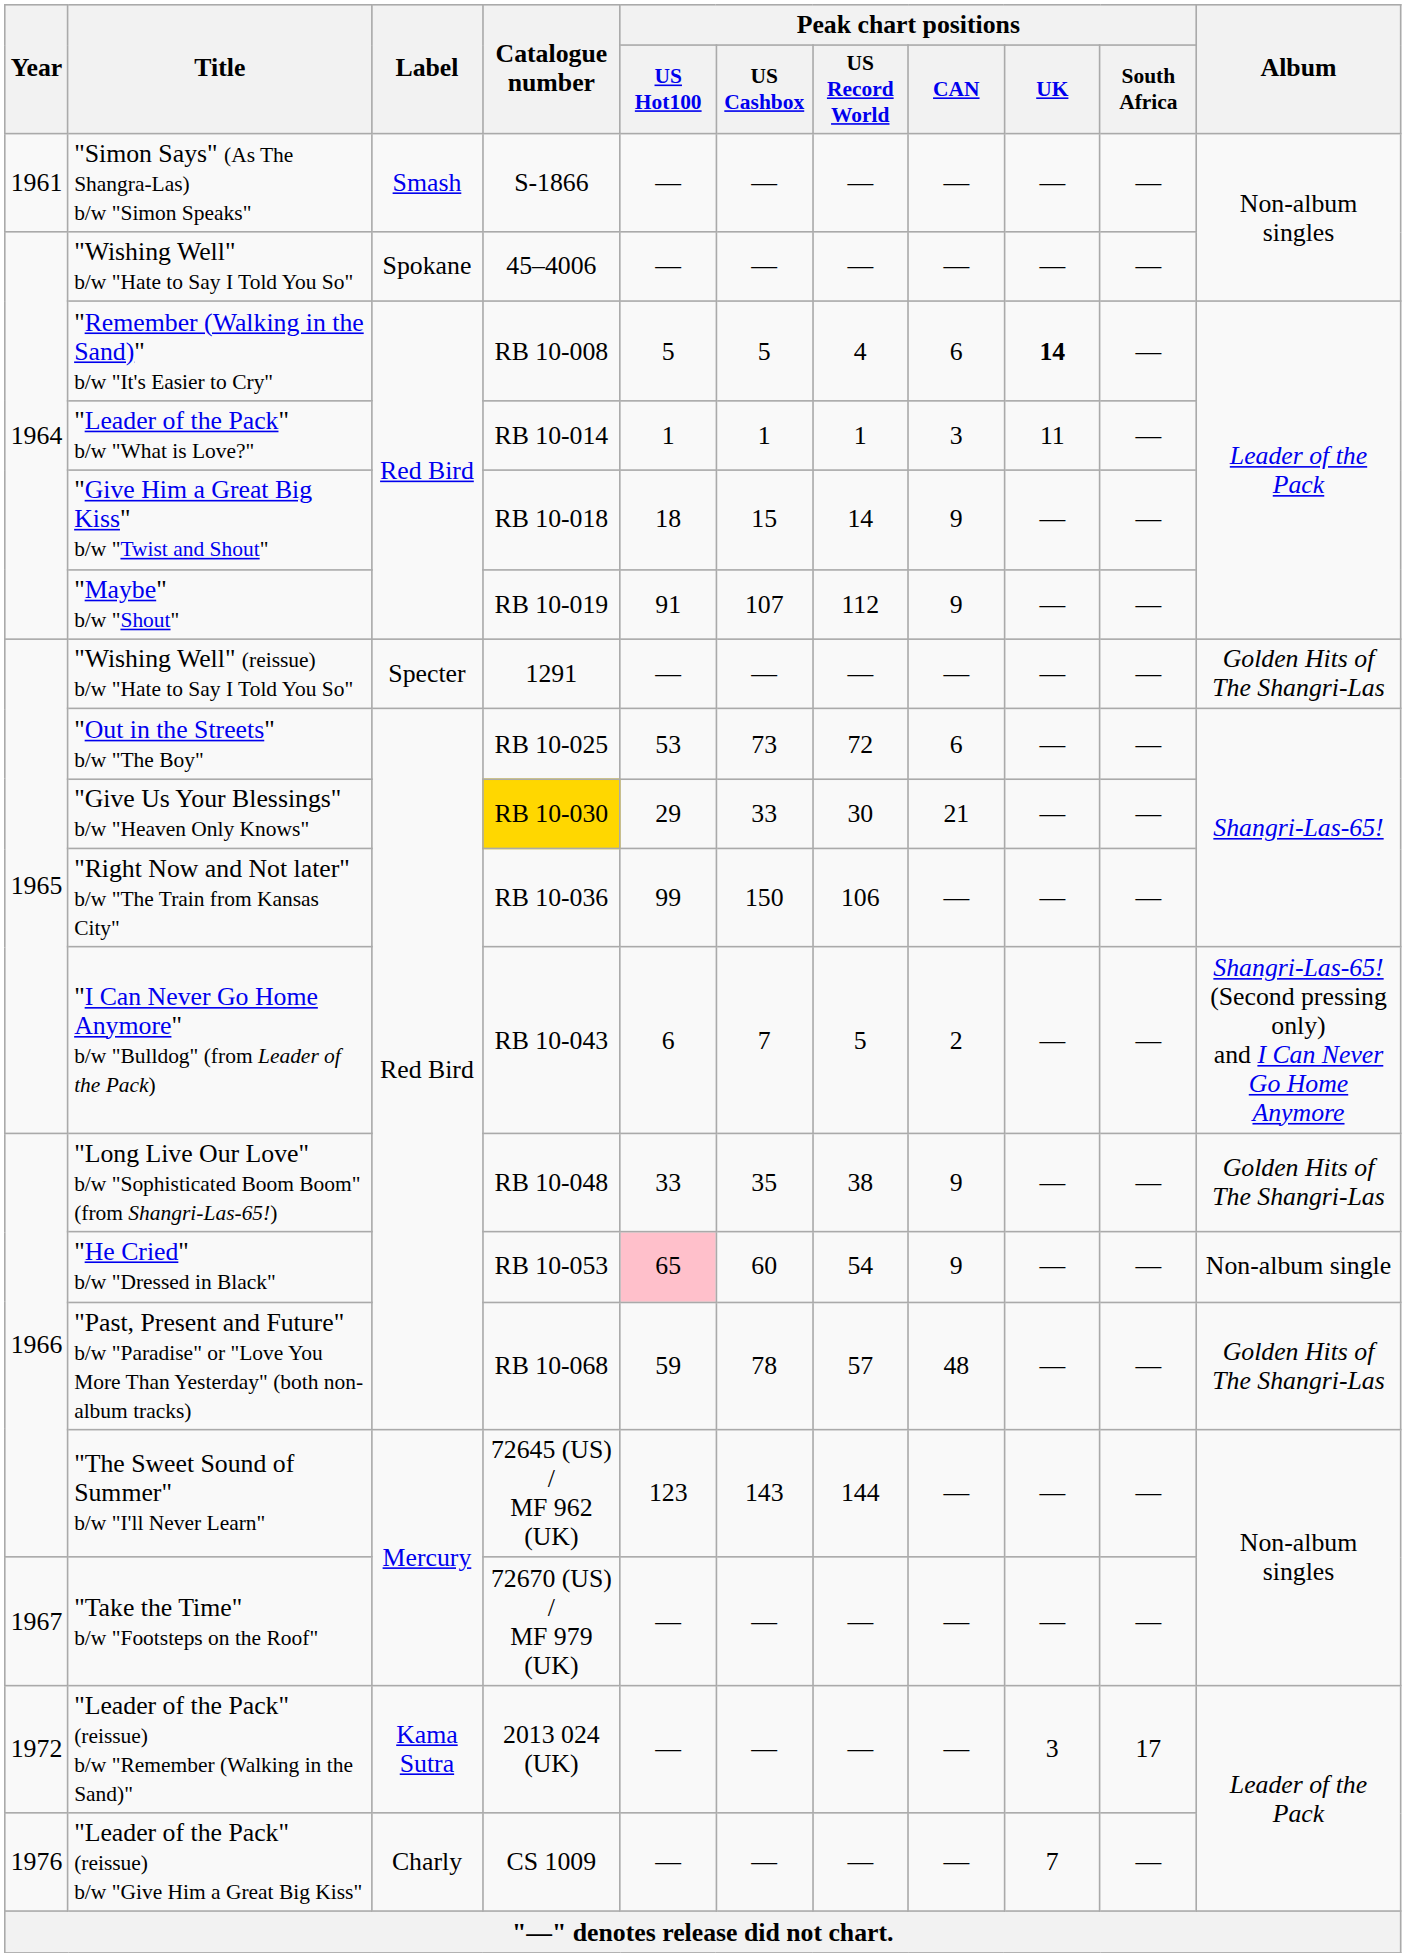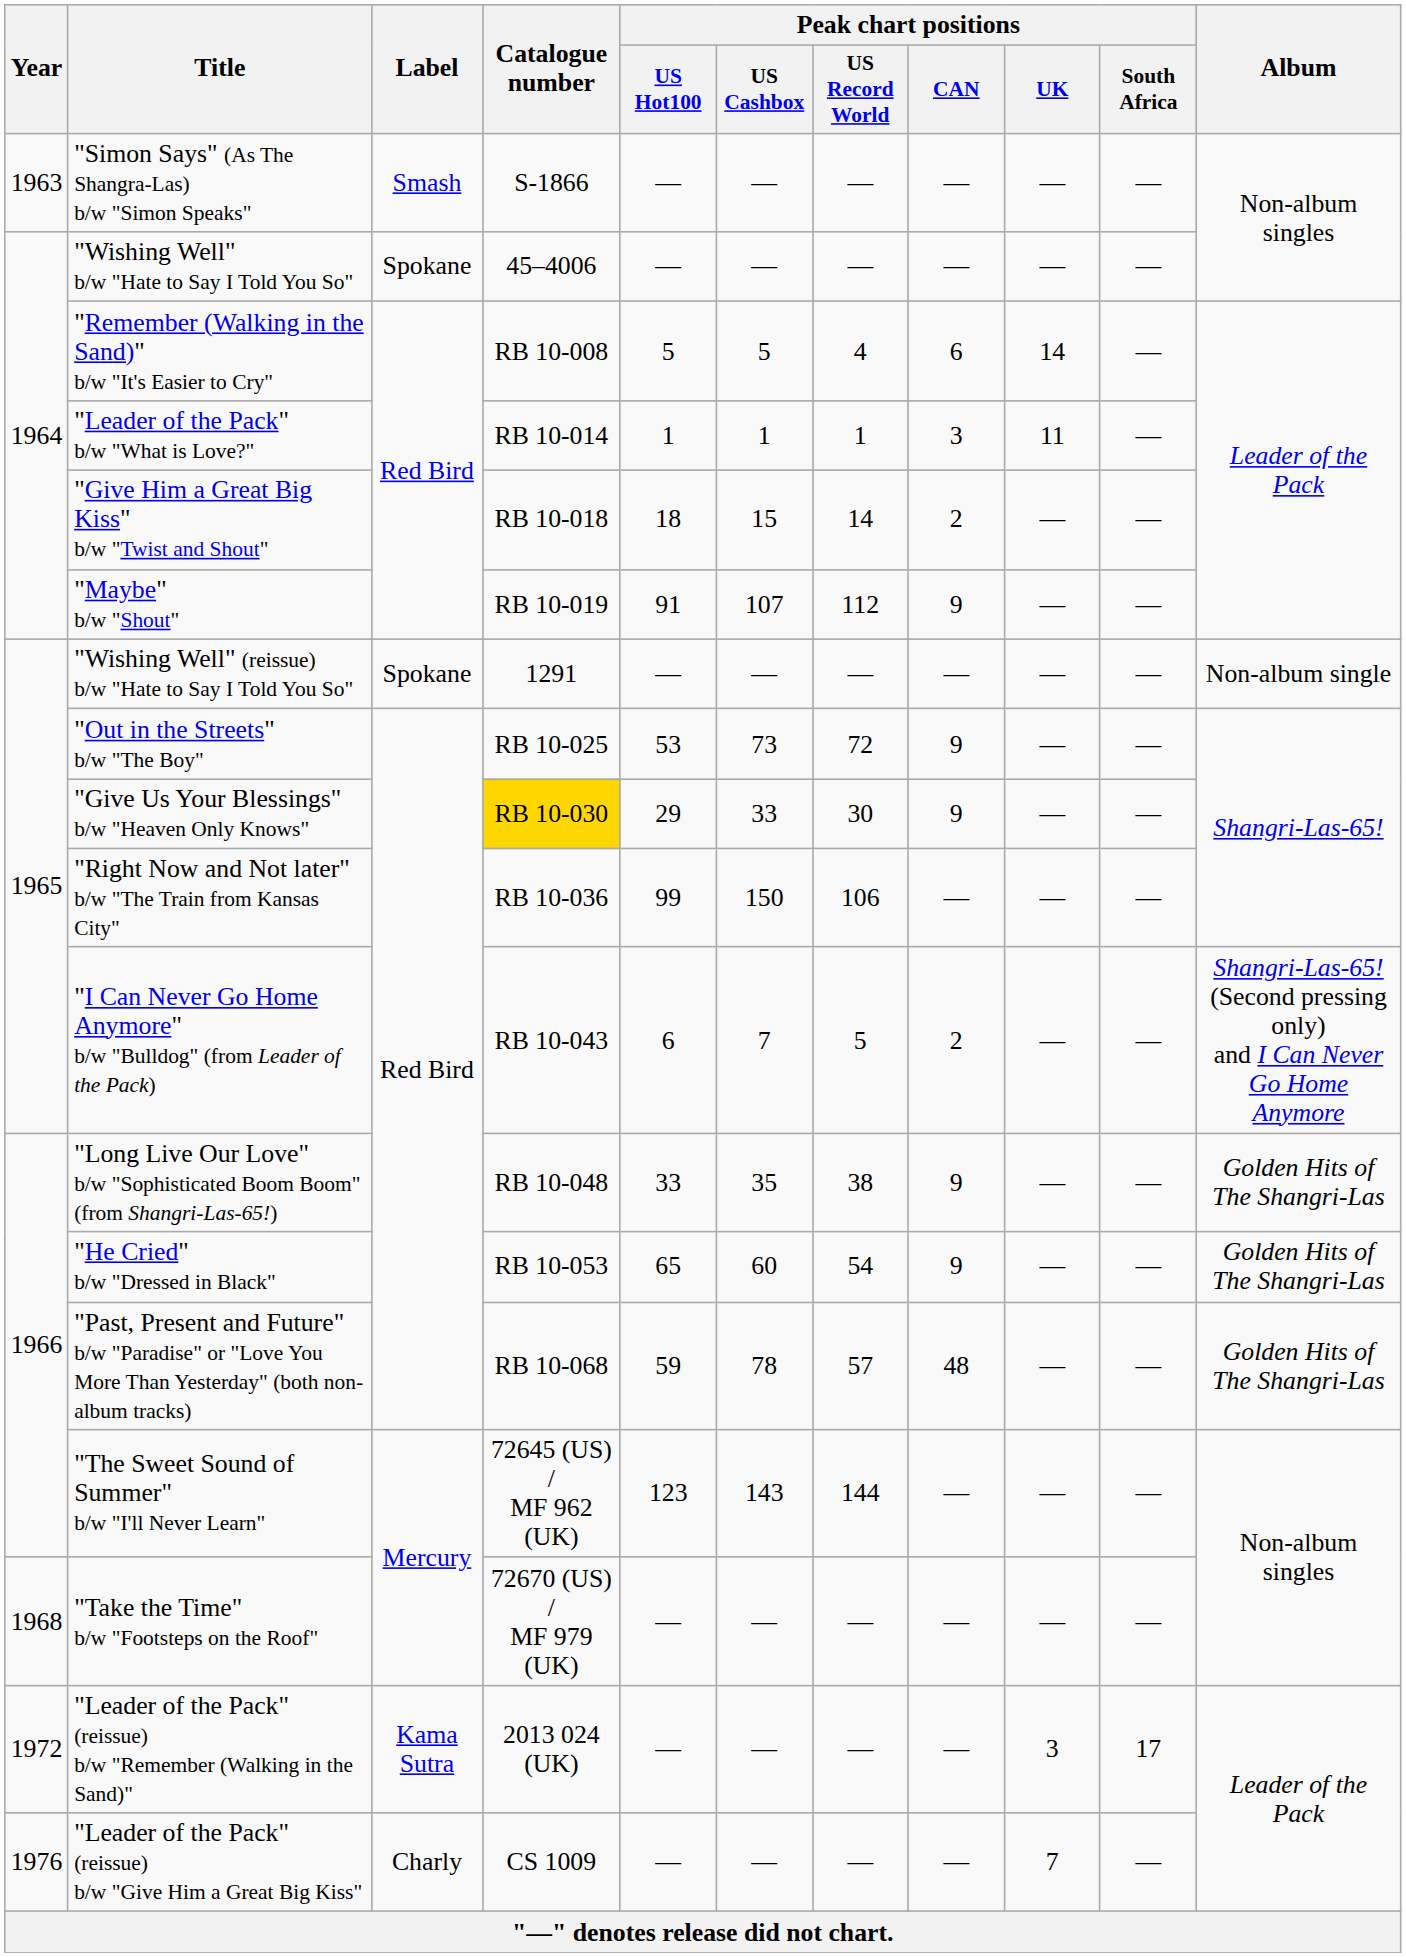(37, 182) 1961 -> (37, 182) 1963
(1052, 350) bold -> (1052, 350) normal
(956, 519) 9 -> (956, 519) 2
(427, 673) Specter -> (427, 673) Spokane
(1299, 673) Golden Hits of The Shangri-Las -> (1299, 673) Non-album single
(956, 743) 6 -> (956, 743) 9
(956, 813) 21 -> (956, 813) 9
(668, 1266) pink background -> (668, 1266) no background
(1299, 1266) Non-album single -> (1299, 1266) Golden Hits of The Shangri-Las
(37, 1620) 1967 -> (37, 1620) 1968
